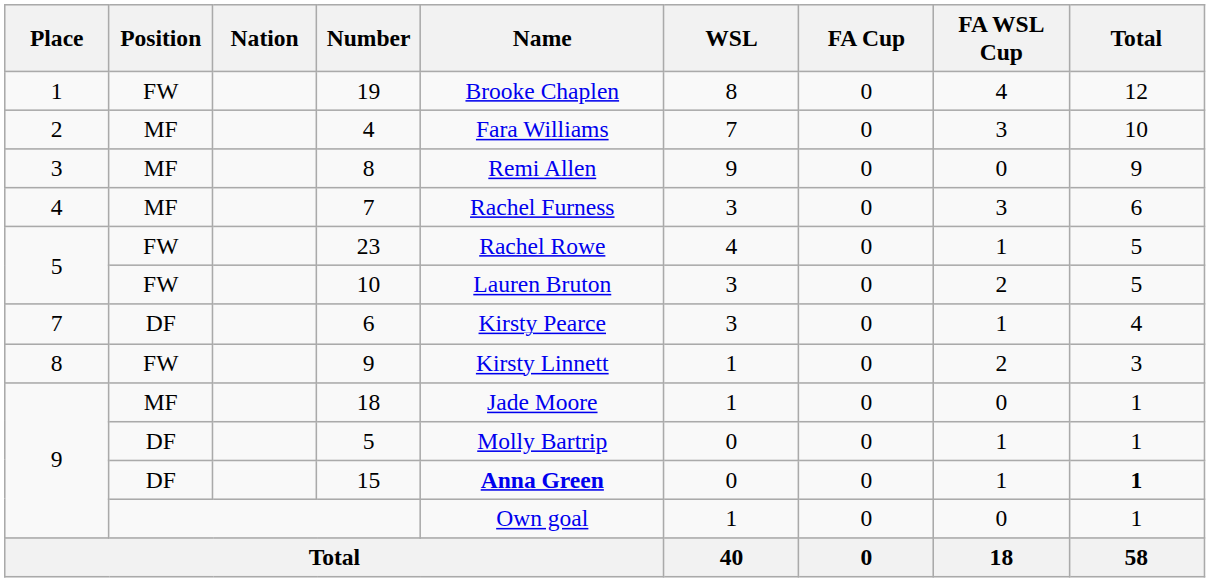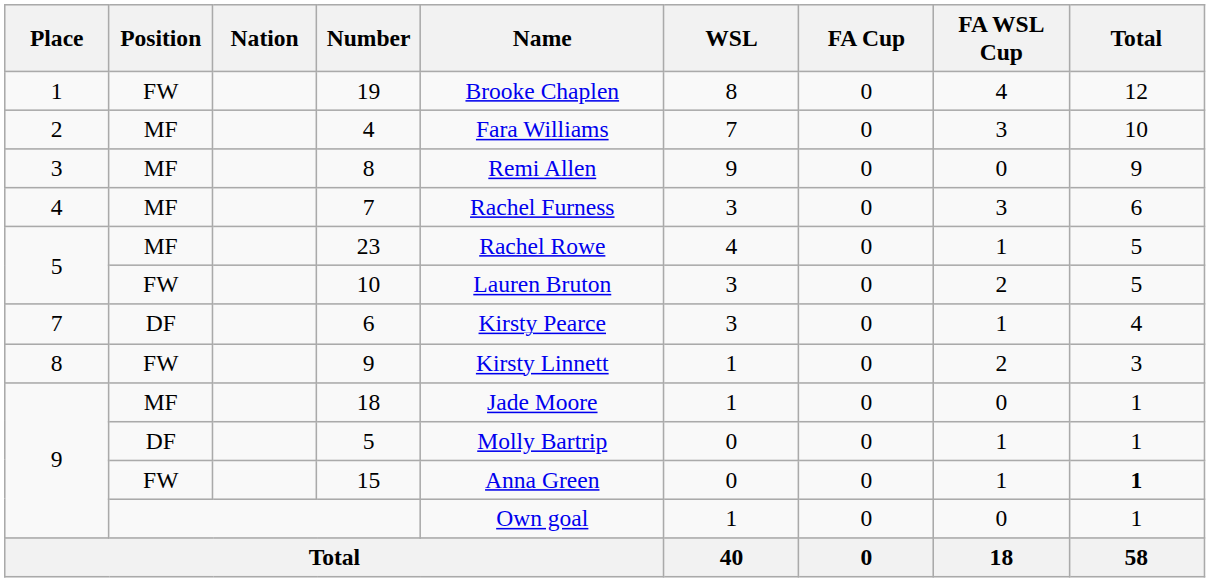(161, 246) FW -> (161, 246) MF
(161, 479) DF -> (161, 479) FW
(542, 479) bold -> (542, 479) normal
